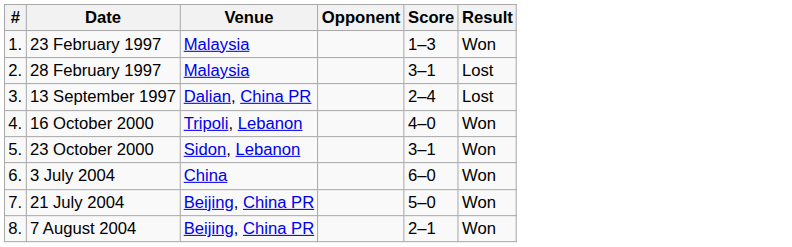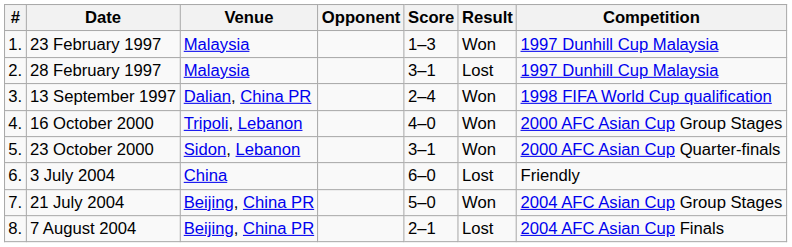+ column: (651, 17)
(478, 96) Lost -> (479, 96) Won
(479, 176) Won -> (478, 176) Lost
(479, 228) Won -> (478, 228) Lost
